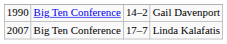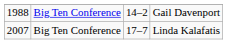(18, 13) 1990 -> (18, 13) 1988
